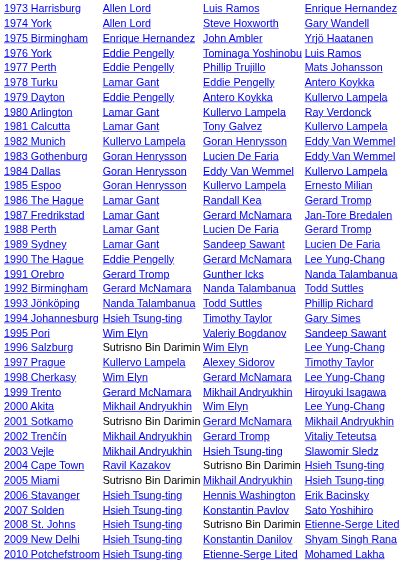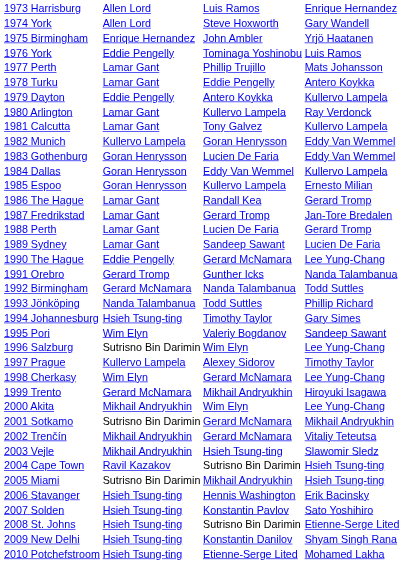(138, 68) Eddie Pengelly -> (131, 68) Lamar Gant
(247, 215) Gerard McNamara -> (236, 215) Gerard Tromp
(236, 436) Gerard Tromp -> (247, 436) Gerard McNamara
